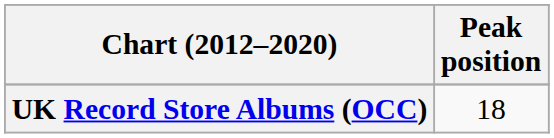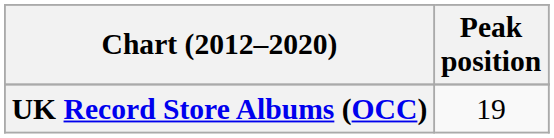(491, 108) 18 -> (491, 108) 19
